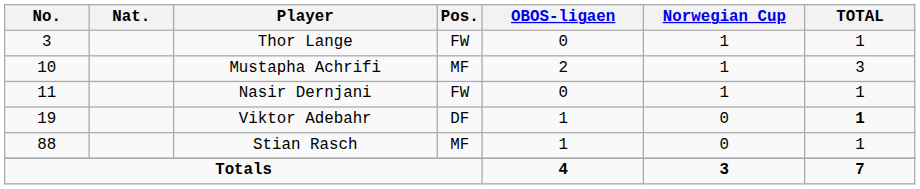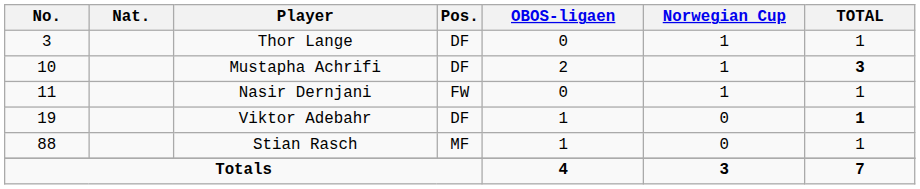(460, 43) FW -> (460, 43) DF
(460, 69) MF -> (460, 69) DF
(860, 69) normal -> (860, 69) bold
